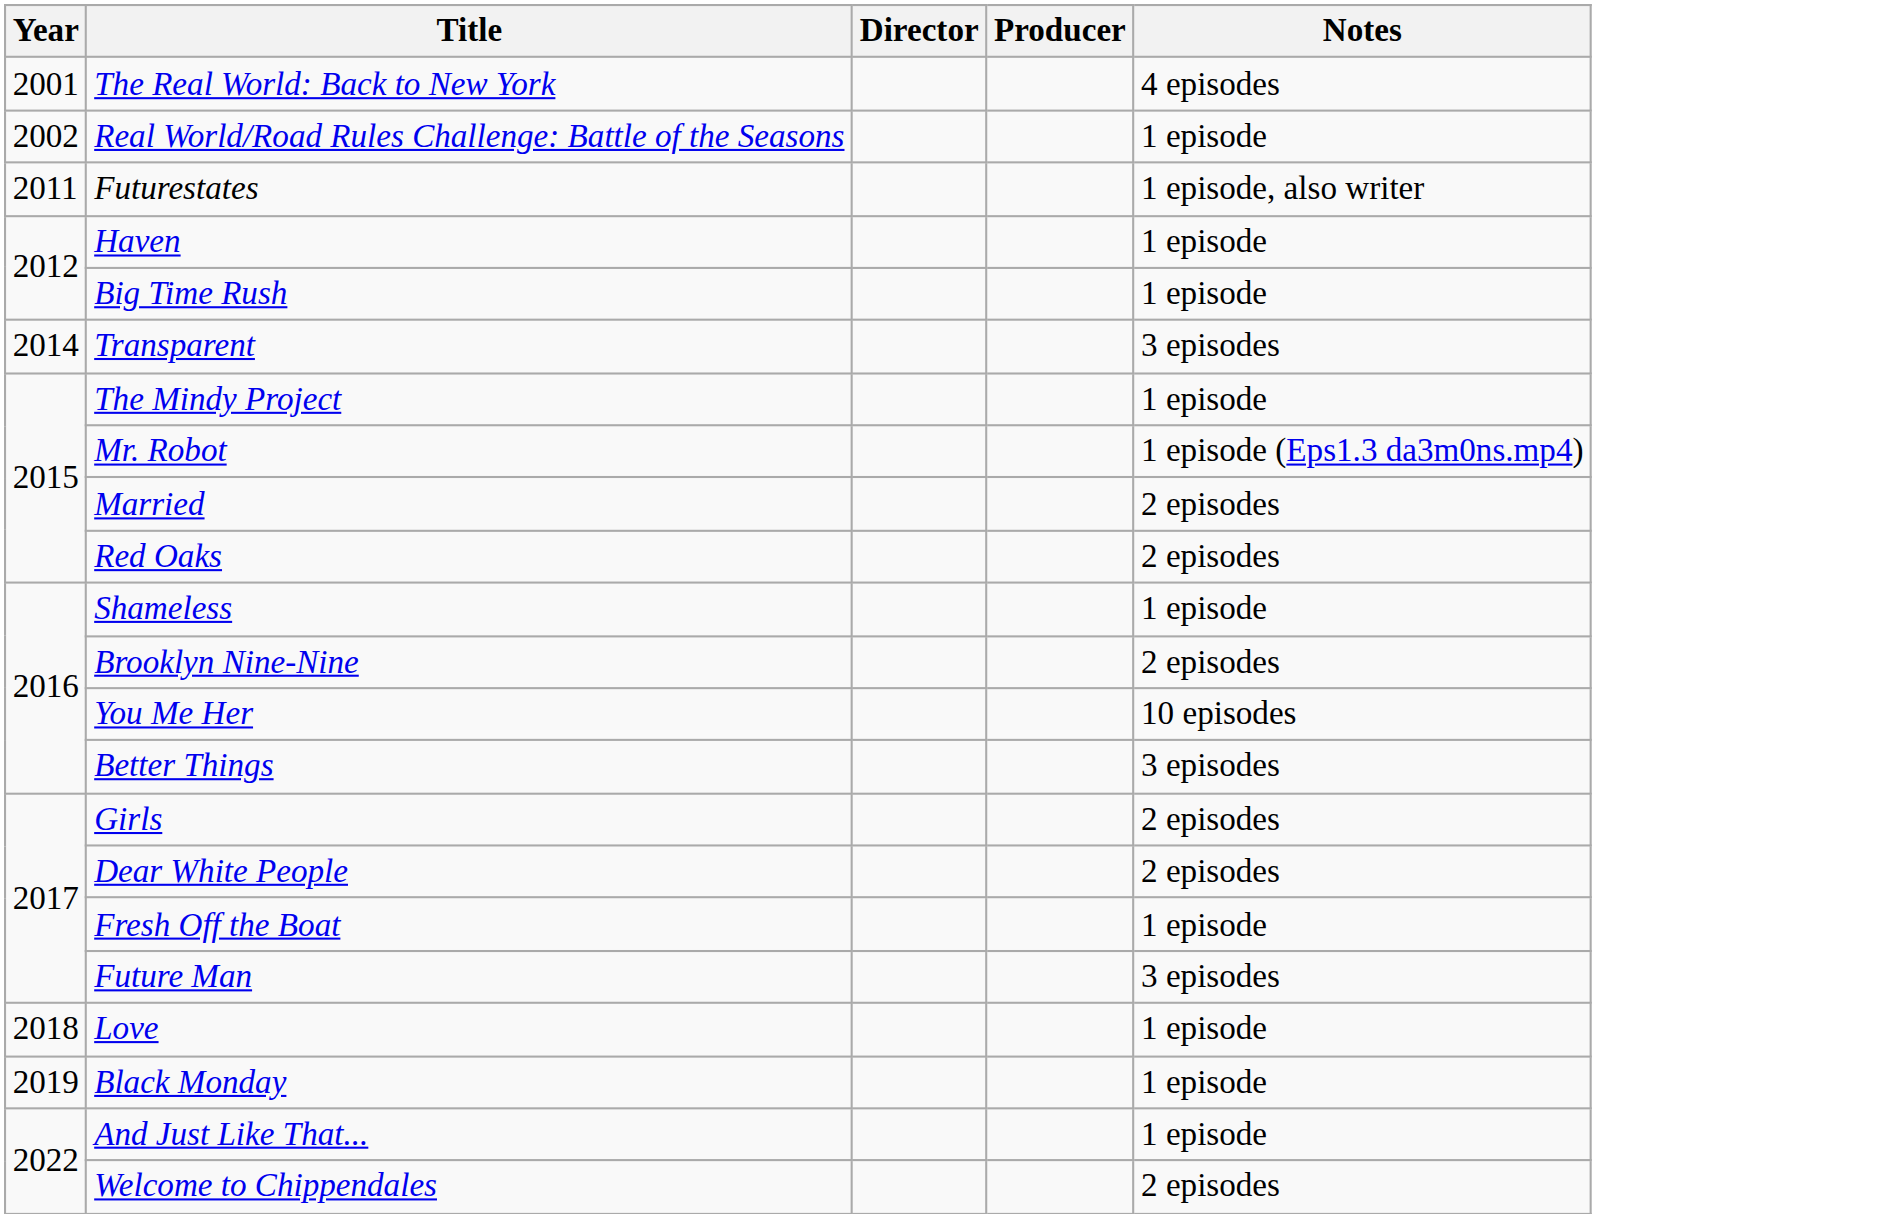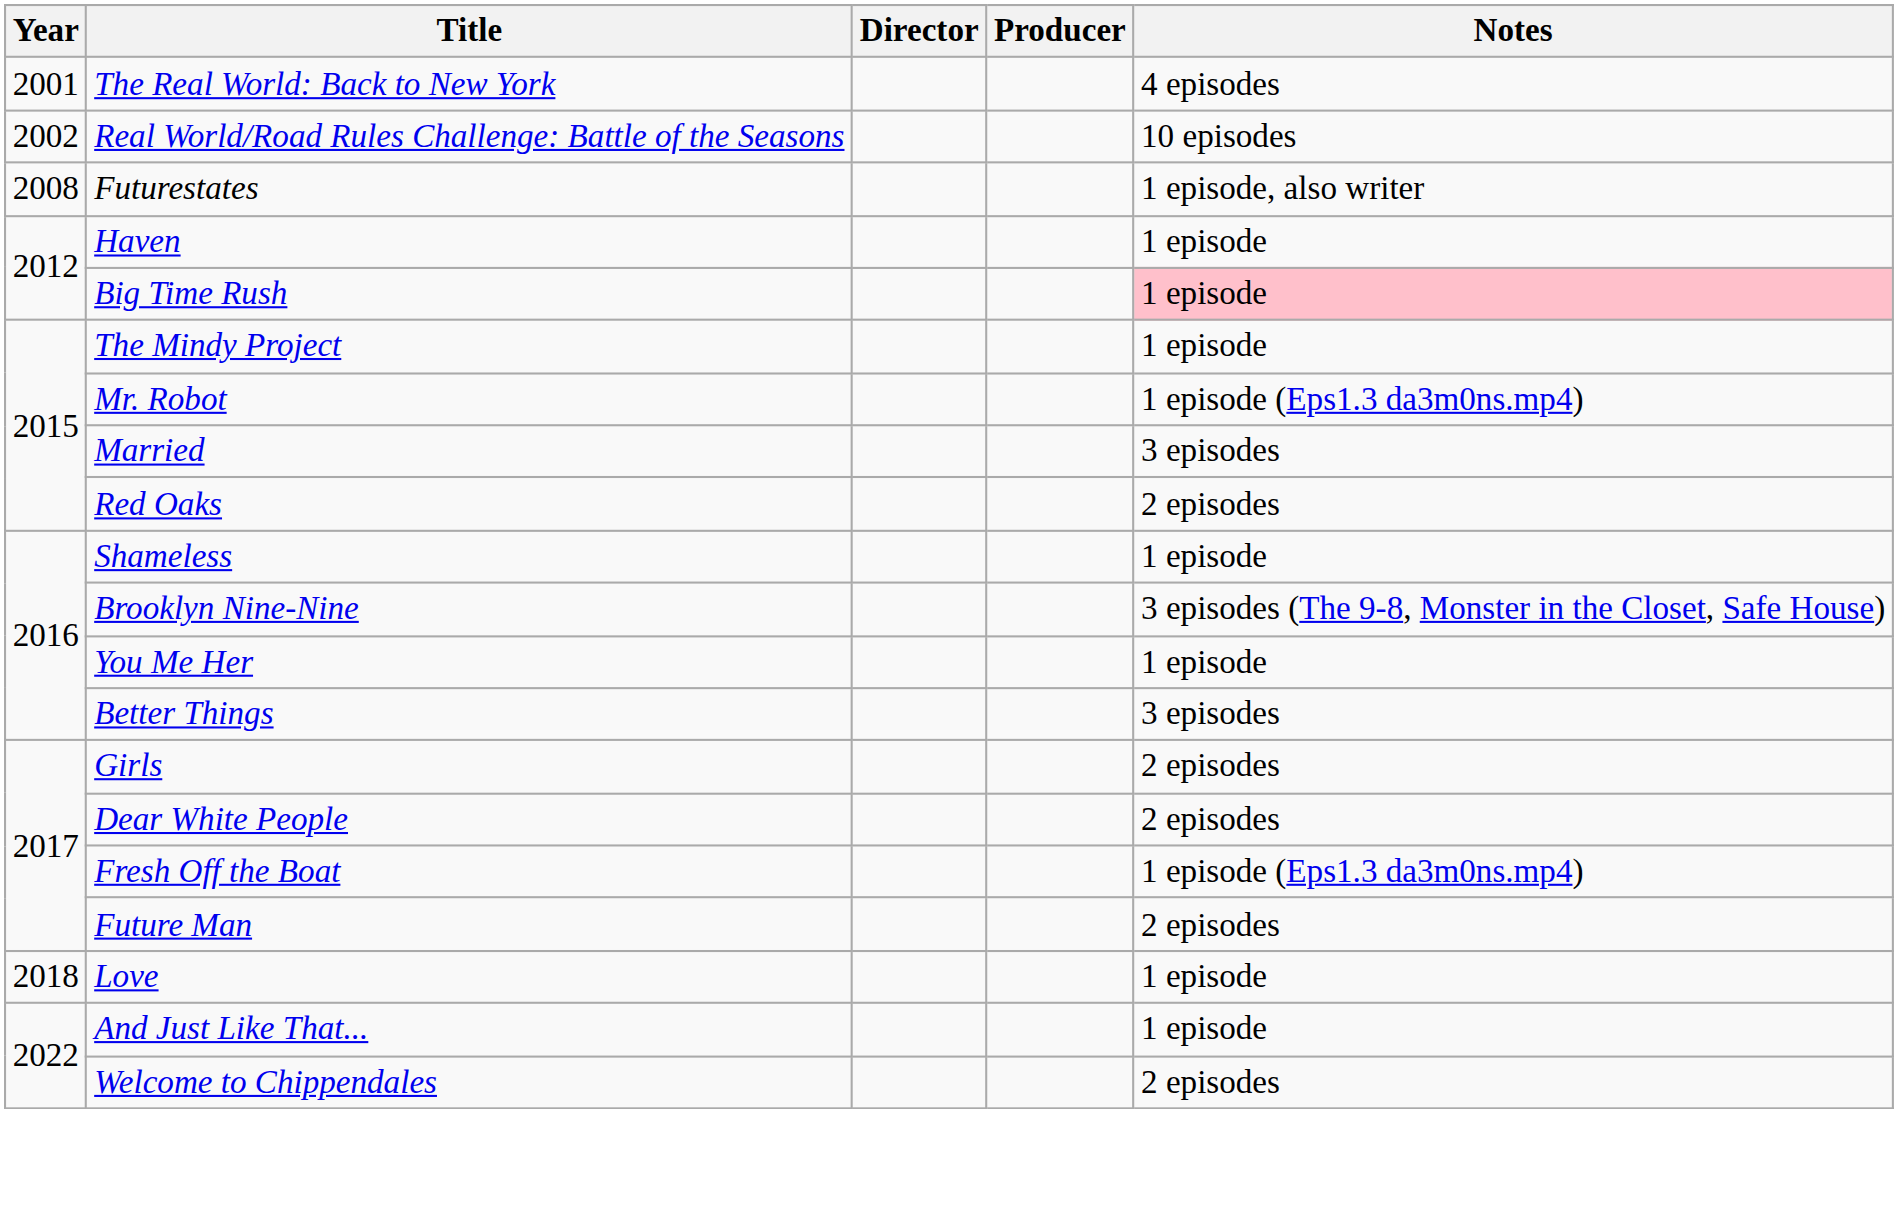(1204, 135) 1 episode -> (1219, 135) 10 episodes
(45, 188) 2011 -> (46, 188) 2008
(1204, 293) no background -> (1204, 293) pink background
- row: (175, 345)
(1211, 503) 2 episodes -> (1211, 450) 3 episodes
(1211, 661) 2 episodes -> (1513, 608) 3 episodes (The 9-8, Monster in the Closet, Safe House)
(1219, 713) 10 episodes -> (1204, 661) 1 episode
(1204, 923) 1 episode -> (1362, 871) 1 episode (Eps1.3 da3m0ns.mp4)
(1211, 976) 3 episodes -> (1211, 923) 2 episodes
- row: (190, 1081)
